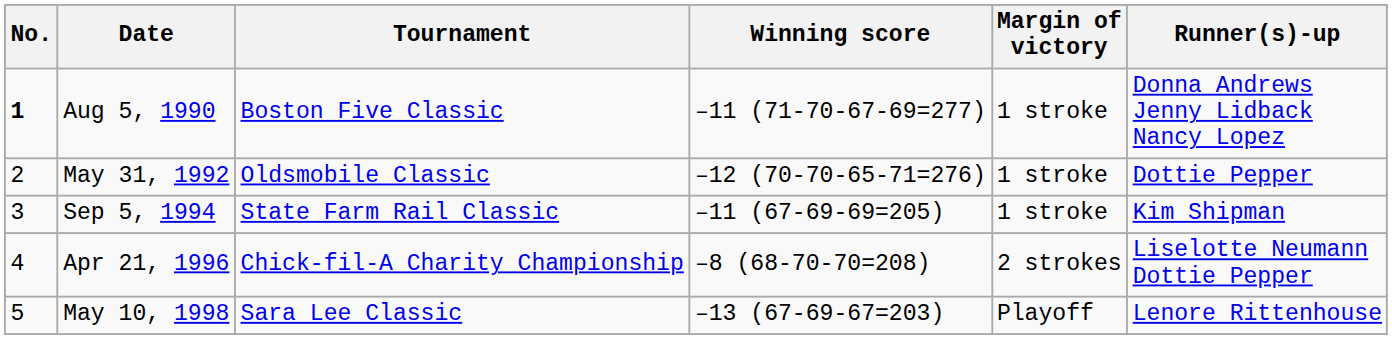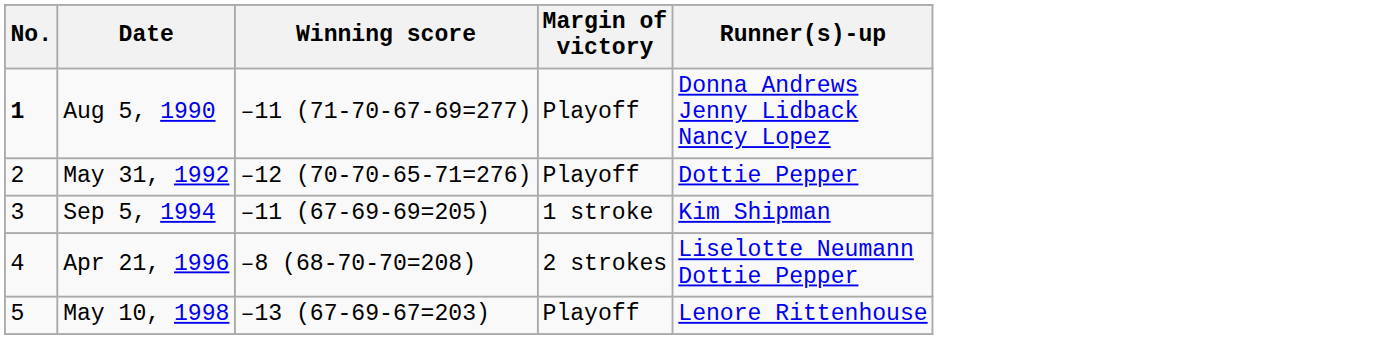- column: (462, 37)
(1052, 114) 1 stroke -> (591, 114) Playoff
(1052, 177) 1 stroke -> (591, 177) Playoff
